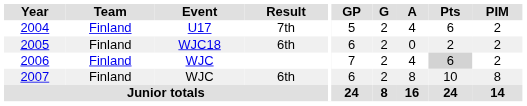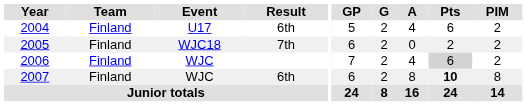(286, 28) 7th -> (286, 28) 6th
(286, 44) 6th -> (286, 44) 7th
(450, 76) normal -> (450, 76) bold
